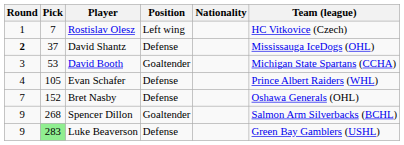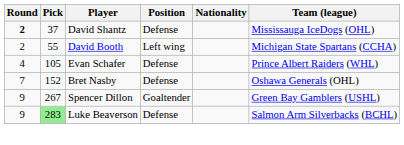- row: (101, 30)
(22, 64) 3 -> (22, 47) 2
(53, 64) 53 -> (53, 47) 55
(167, 64) Goaltender -> (164, 47) Left wing
(53, 115) 268 -> (53, 98) 267
(324, 115) Salmon Arm Silverbacks (BCHL) -> (316, 98) Green Bay Gamblers (USHL)
(316, 132) Green Bay Gamblers (USHL) -> (324, 115) Salmon Arm Silverbacks (BCHL)
